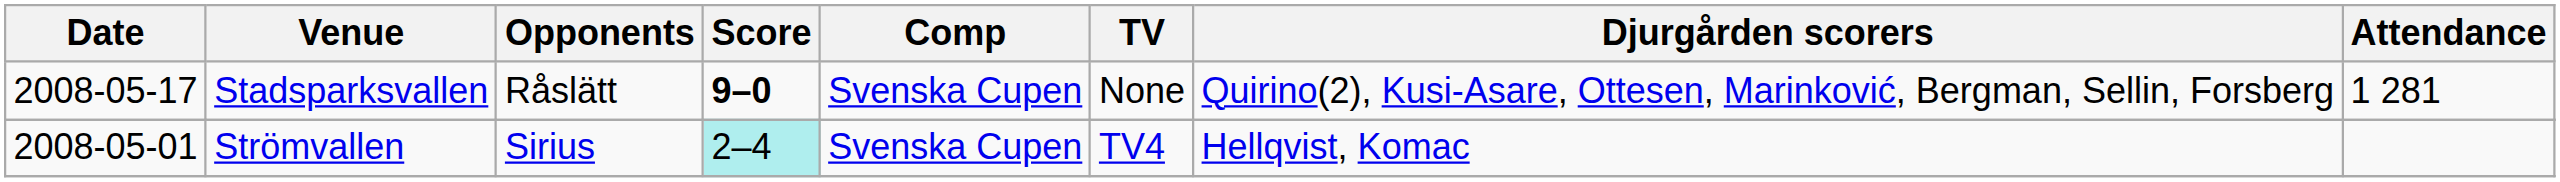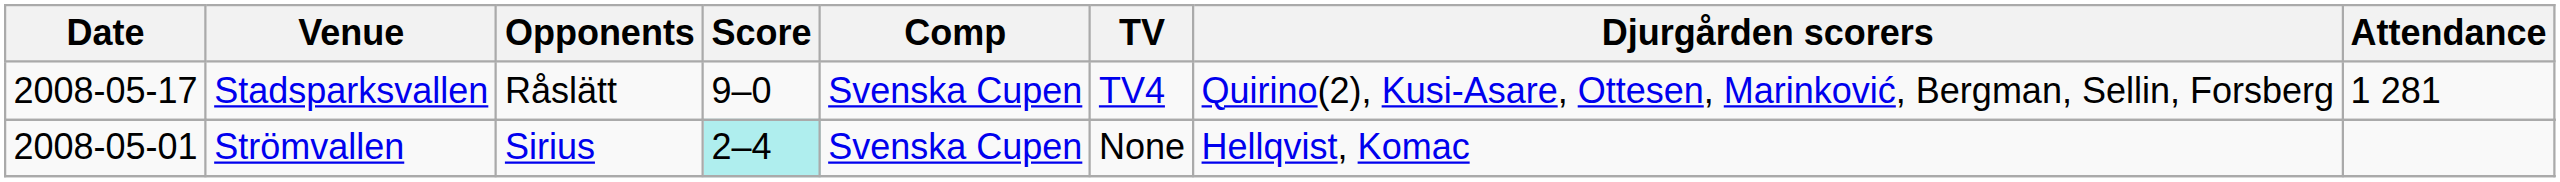(742, 90) bold -> (742, 90) normal
(1142, 90) None -> (1132, 90) TV4
(1132, 147) TV4 -> (1142, 147) None
